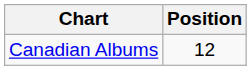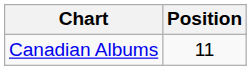(205, 49) 12 -> (205, 49) 11
